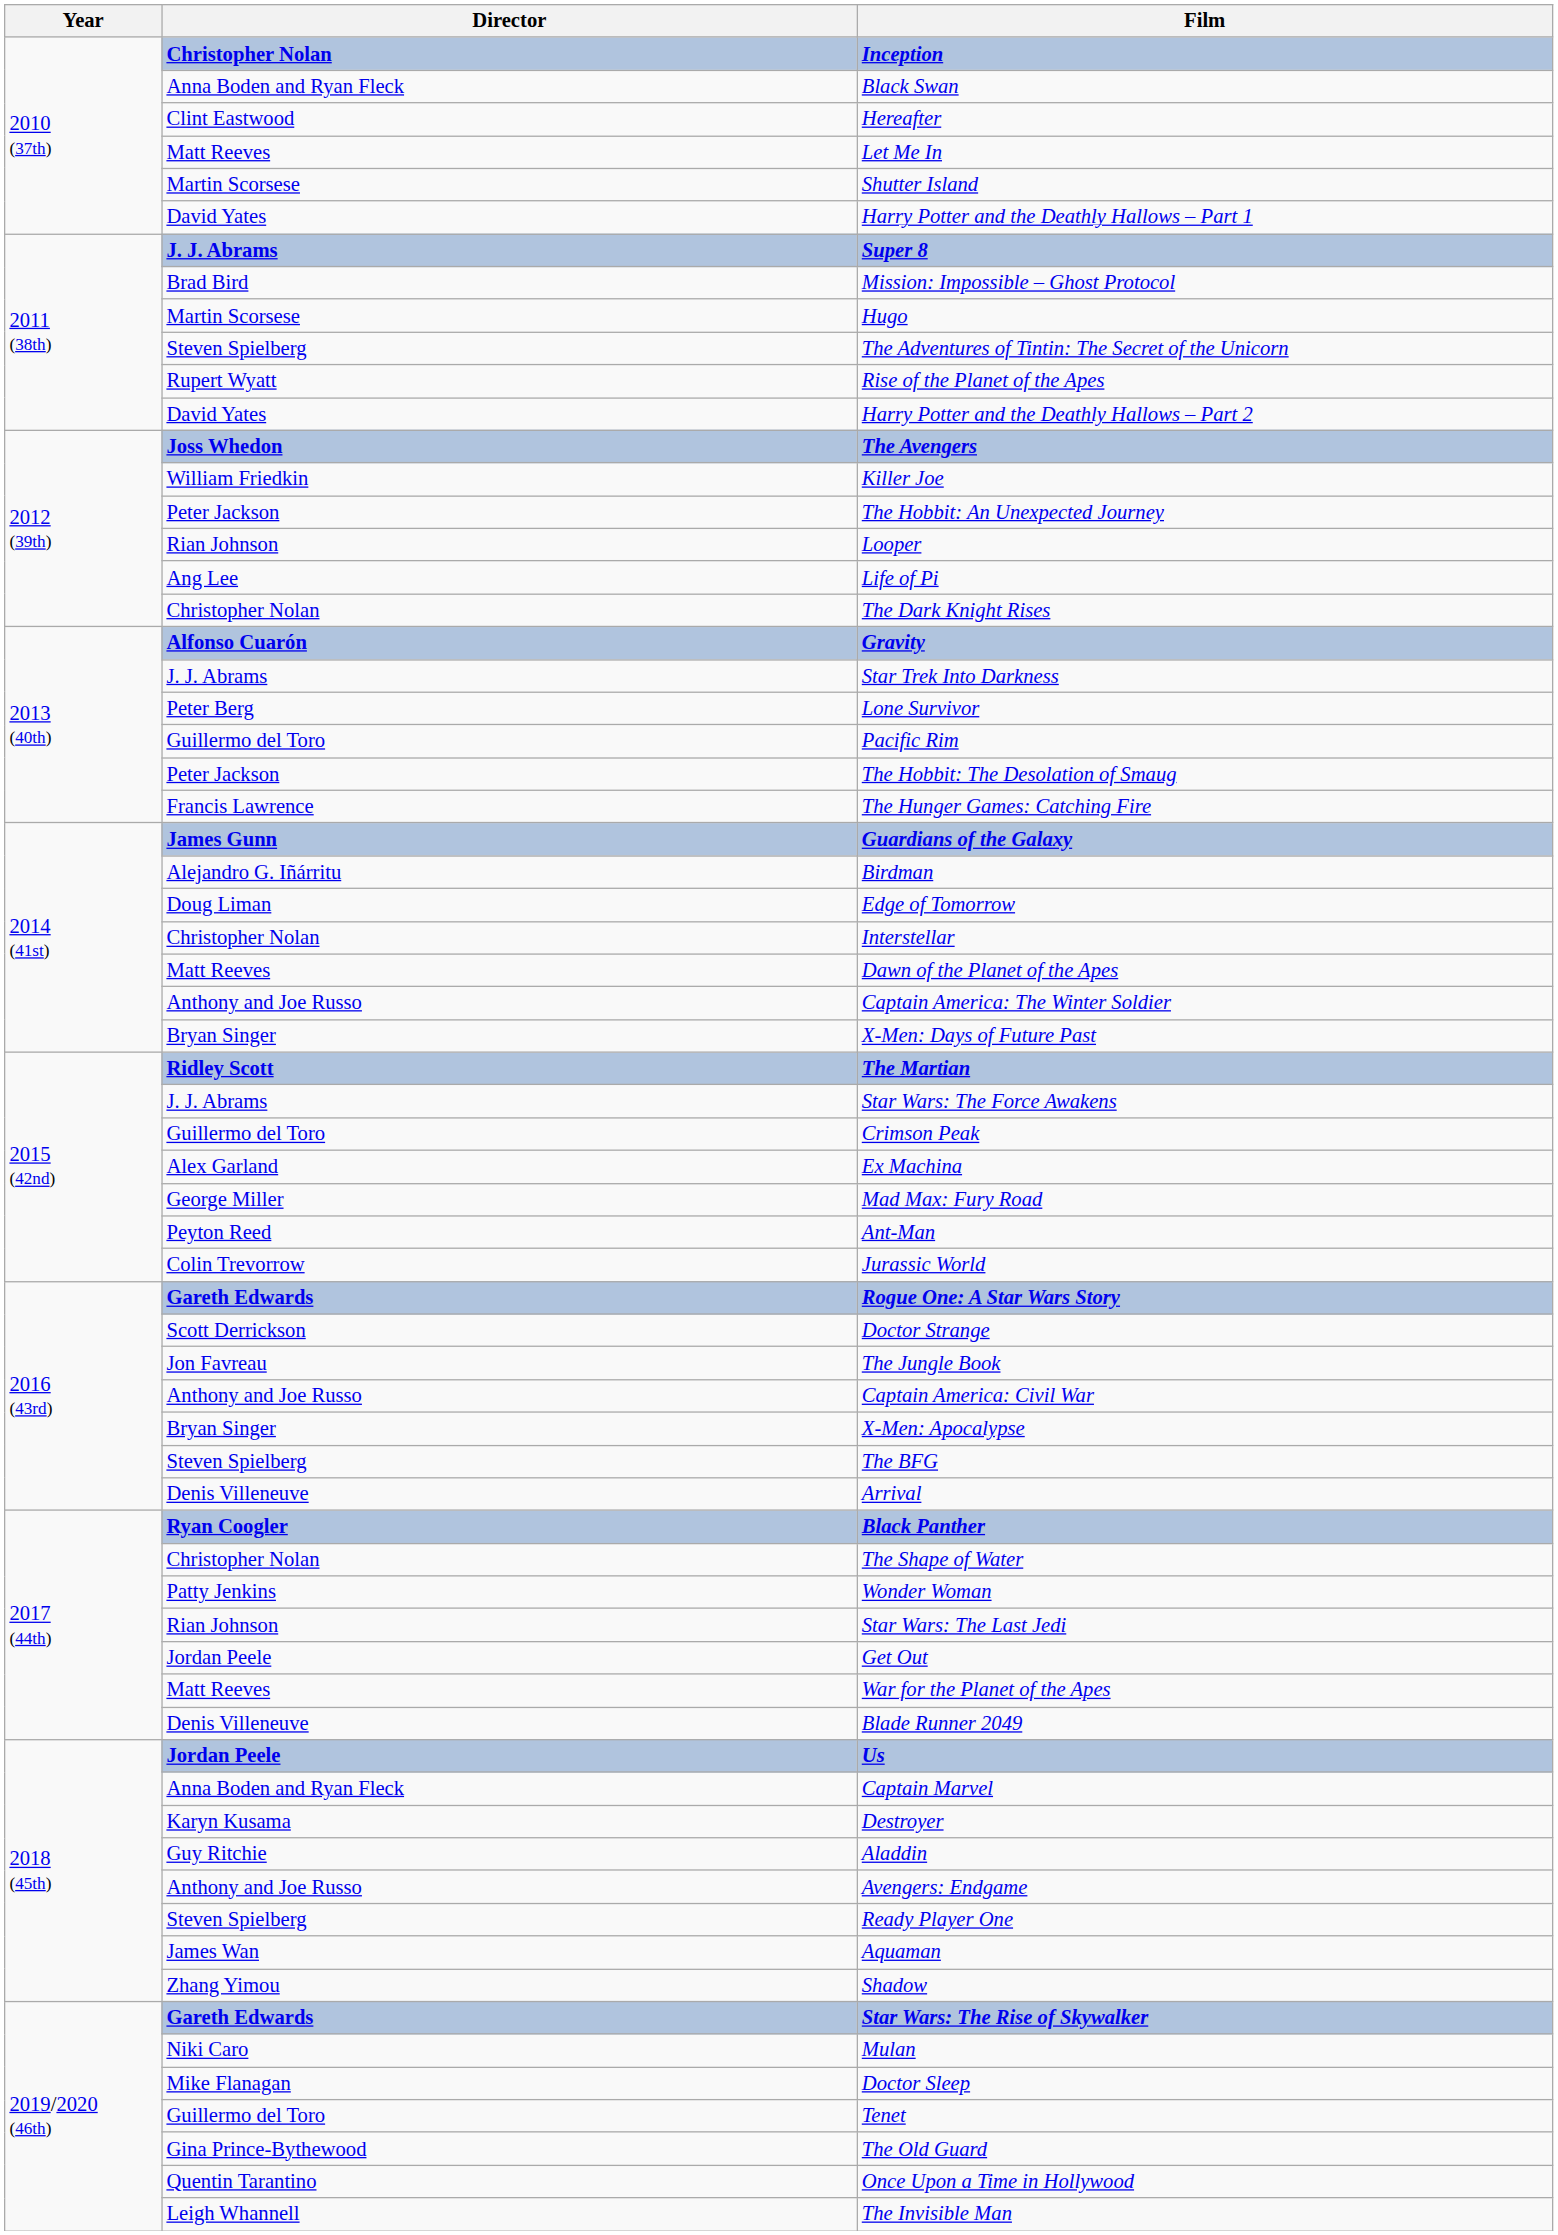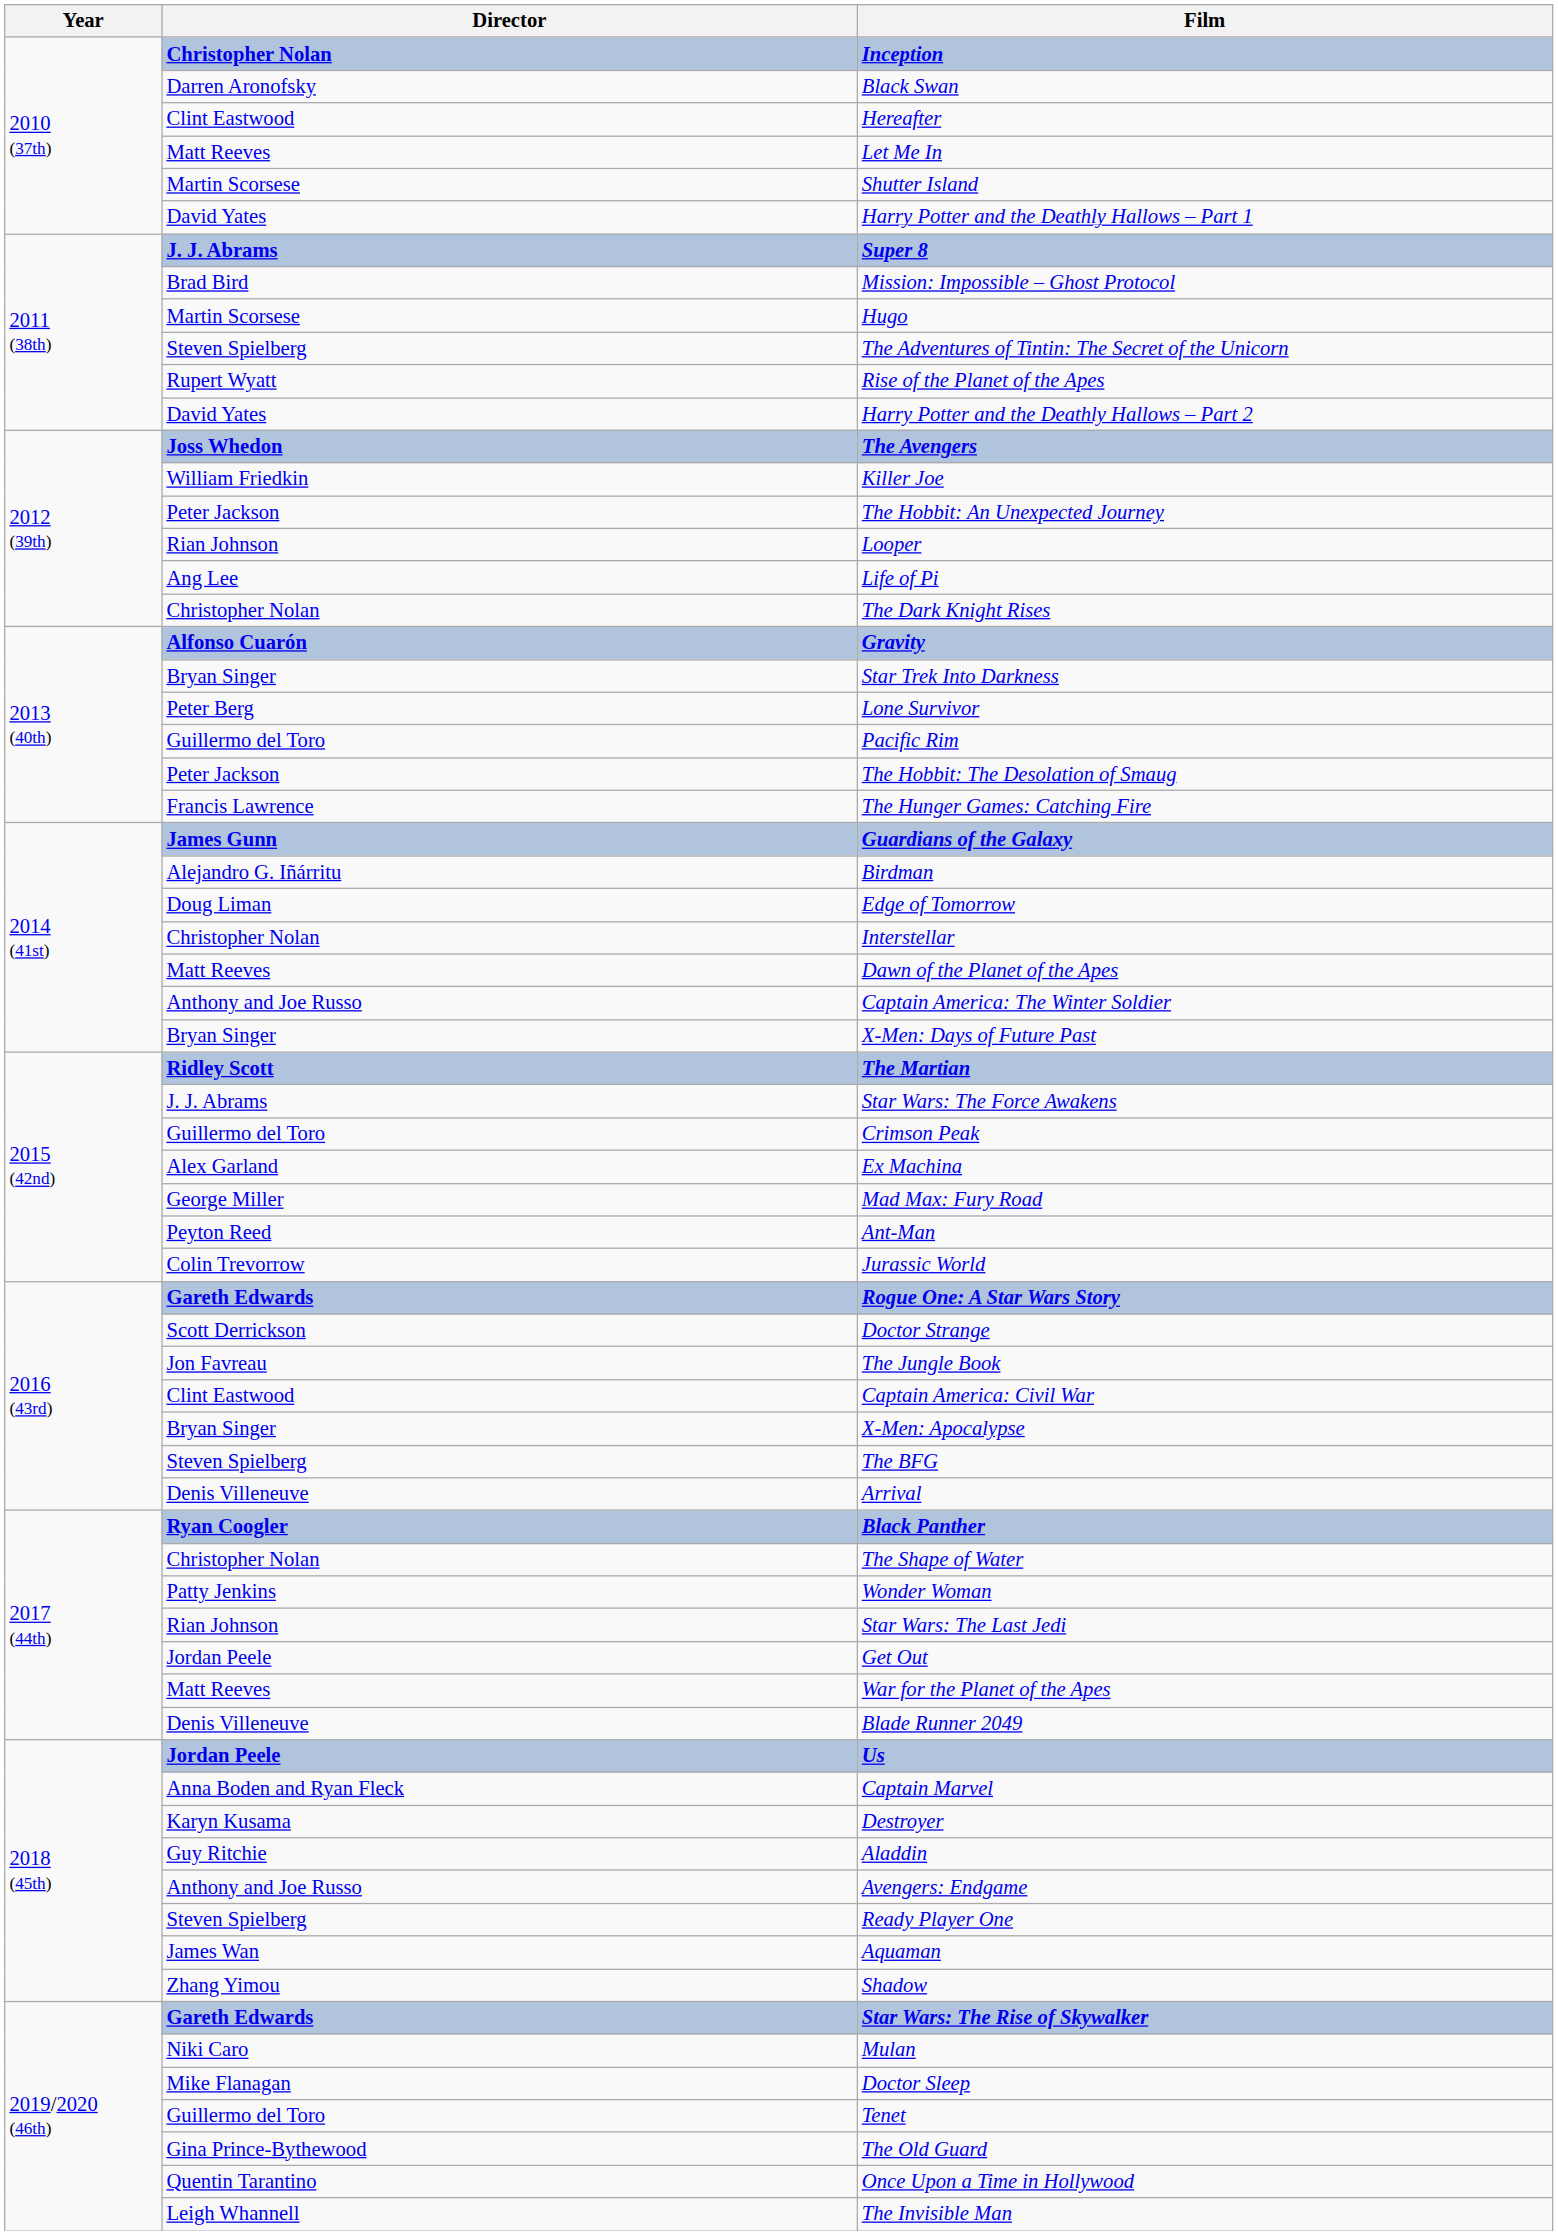(285, 86) Anna Boden and Ryan Fleck -> (241, 86) Darren Aronofsky
(217, 675) J. J. Abrams -> (221, 675) Bryan Singer
(264, 1395) Anthony and Joe Russo -> (230, 1395) Clint Eastwood
